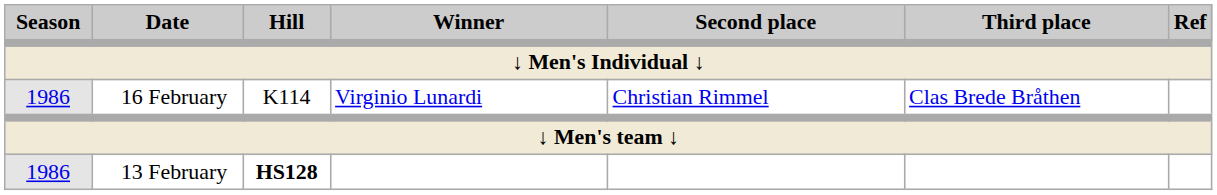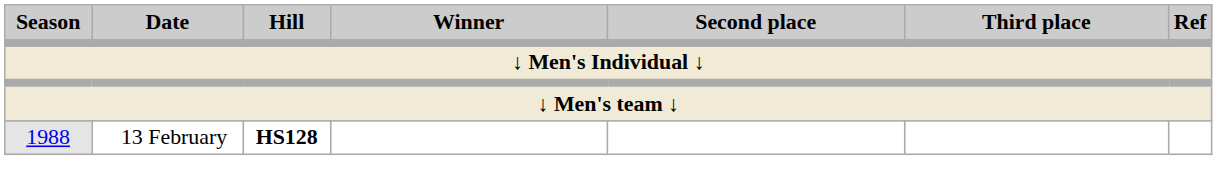- row: (180, 96)
(48, 171) 1986 -> (48, 137) 1988
